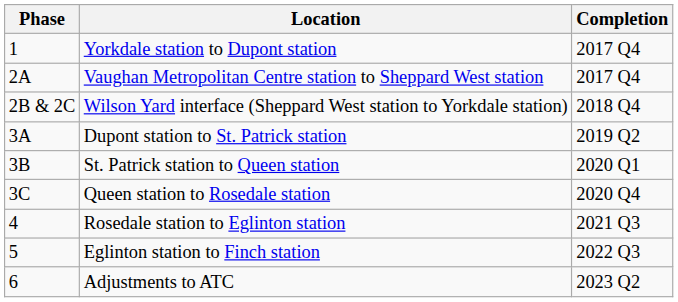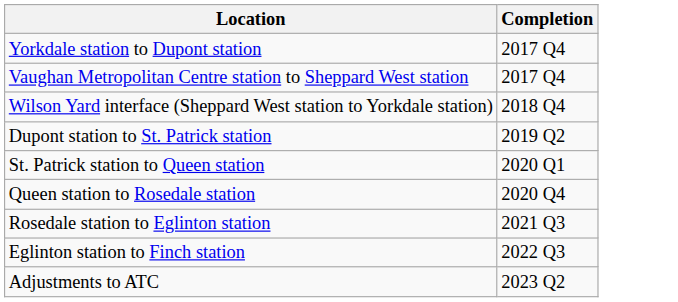- column: (42, 19)
